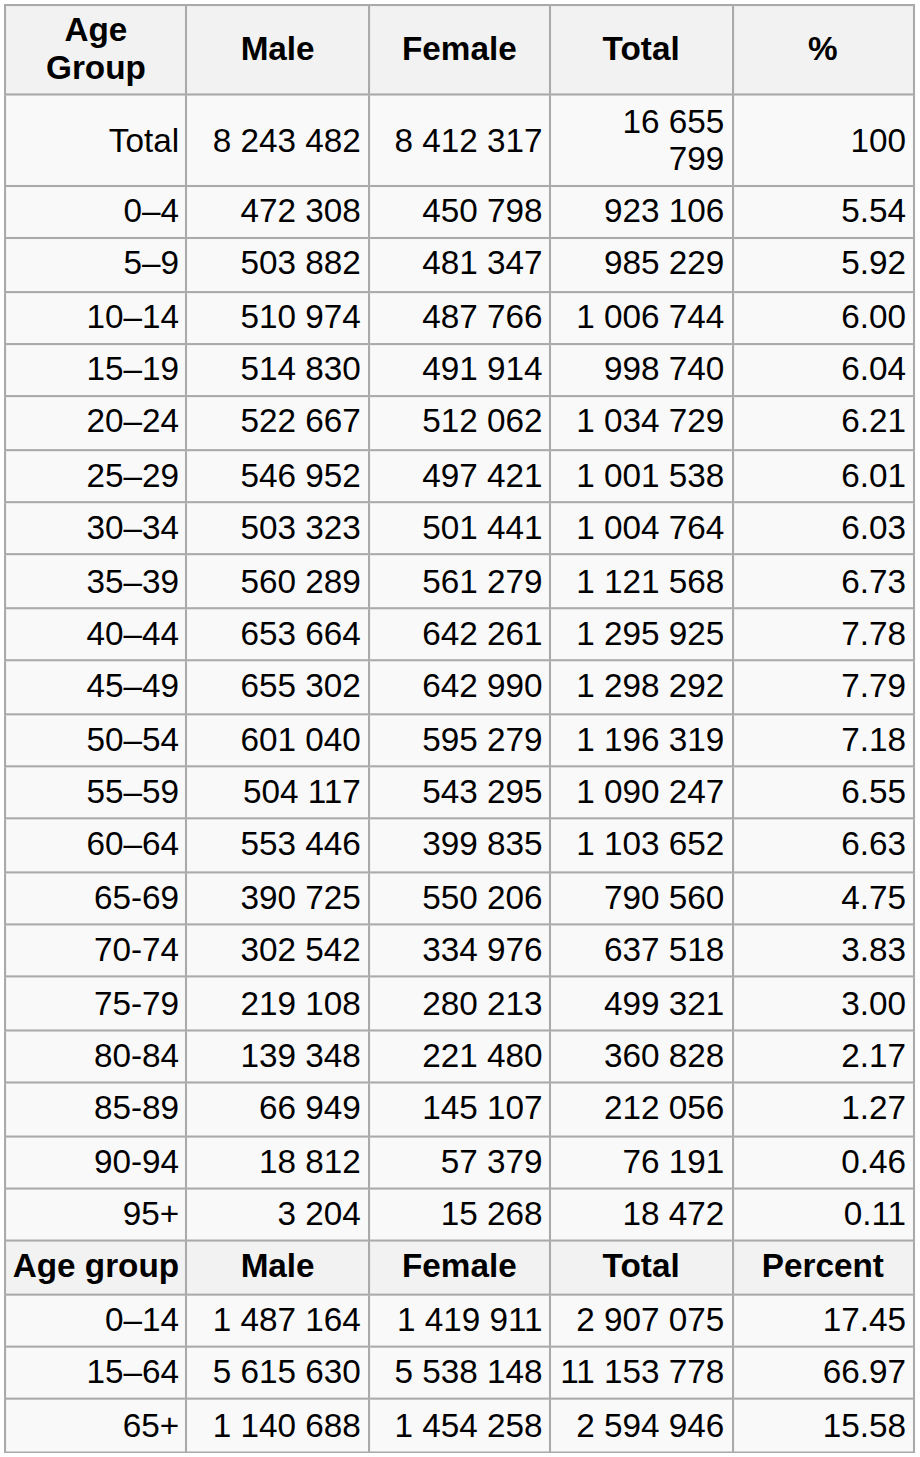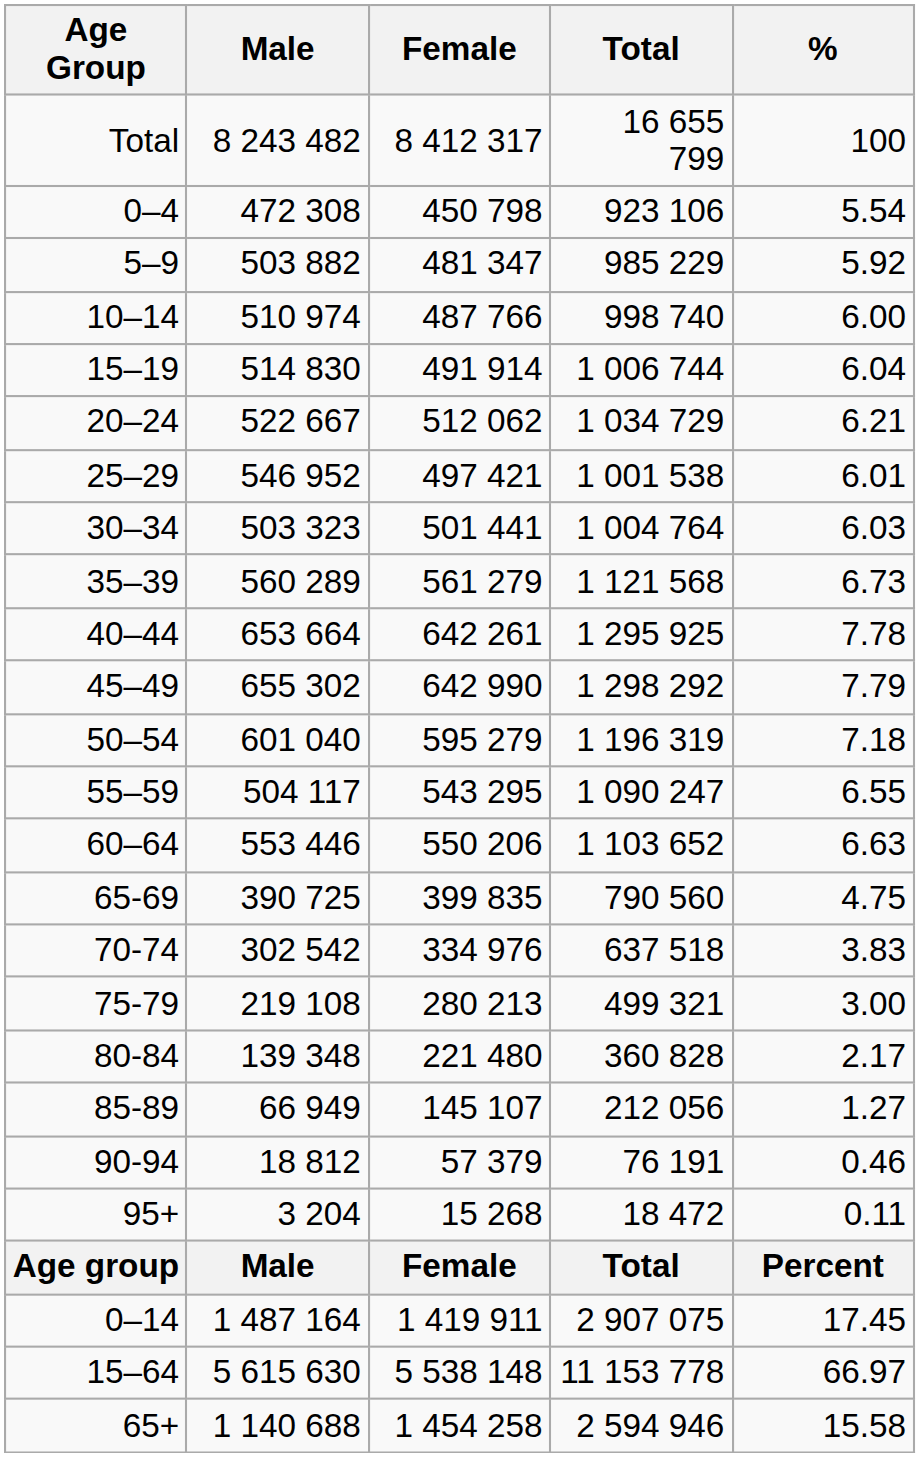(650, 316) 1 006 744 -> (664, 316) 998 740
(664, 369) 998 740 -> (650, 369) 1 006 744
(482, 844) 399 835 -> (482, 844) 550 206
(482, 897) 550 206 -> (482, 897) 399 835
